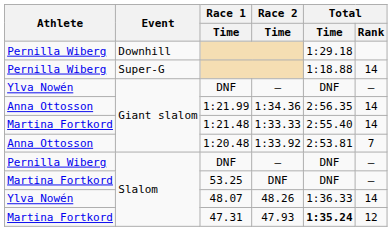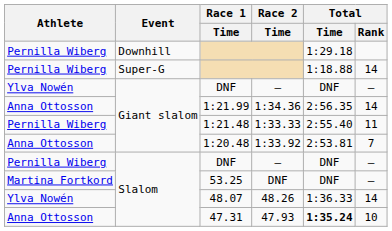(60, 124) Martina Fortkord -> (57, 124) Pernilla Wiberg
(371, 124) 14 -> (371, 124) 11
(60, 217) Martina Fortkord -> (50, 217) Anna Ottosson
(371, 217) 12 -> (371, 217) 10
